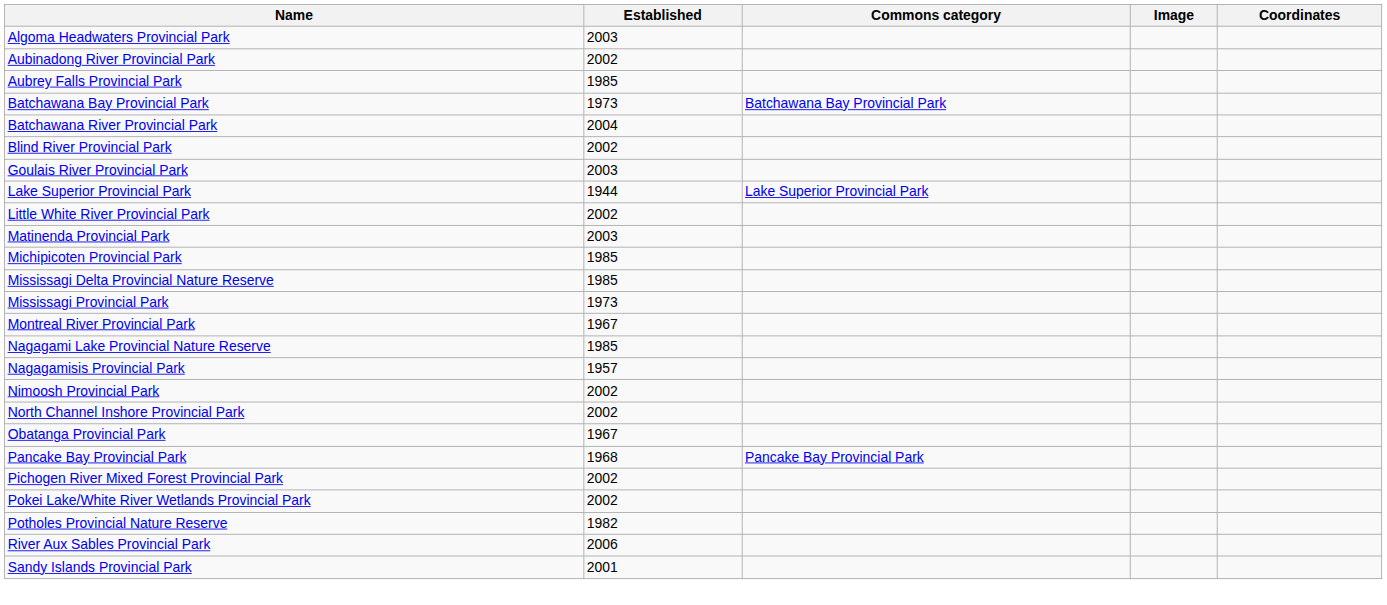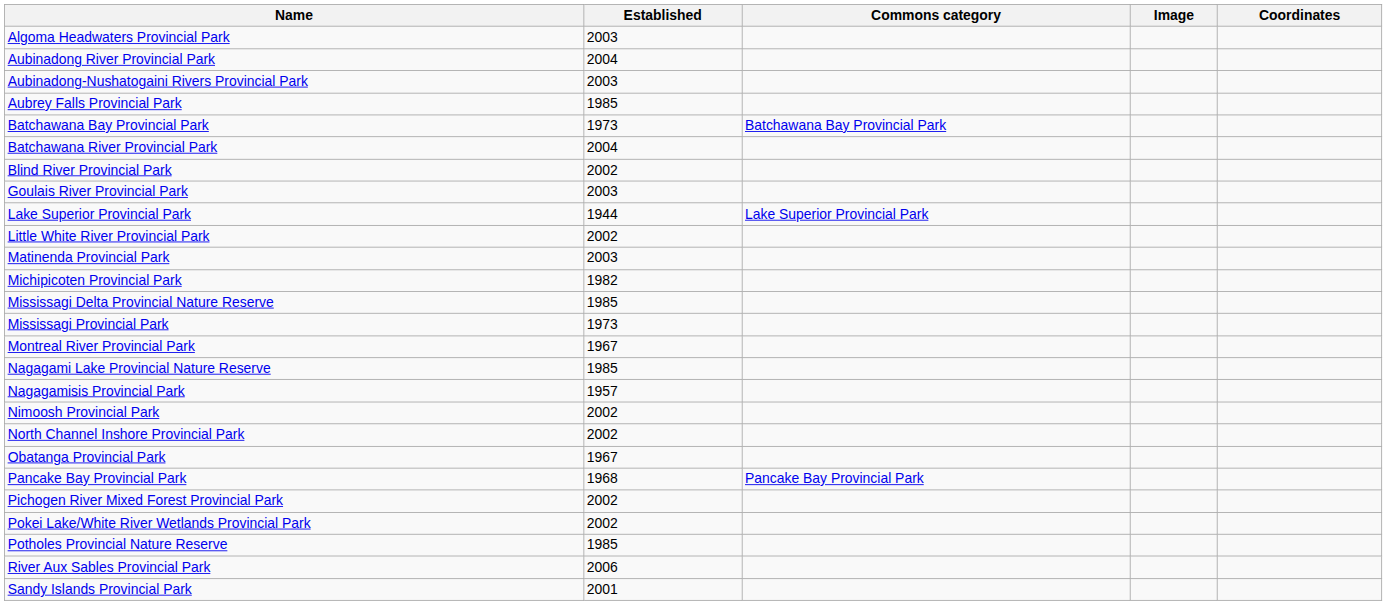(602, 59) 2002 -> (602, 59) 2004
+ row: (158, 81)
(602, 258) 1985 -> (602, 280) 1982
(602, 523) 1982 -> (602, 545) 1985
